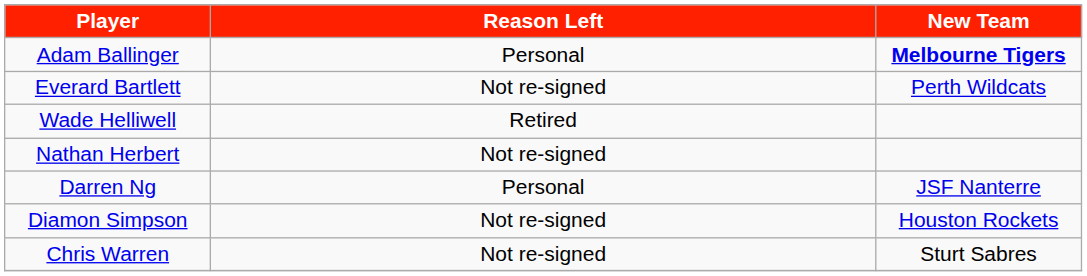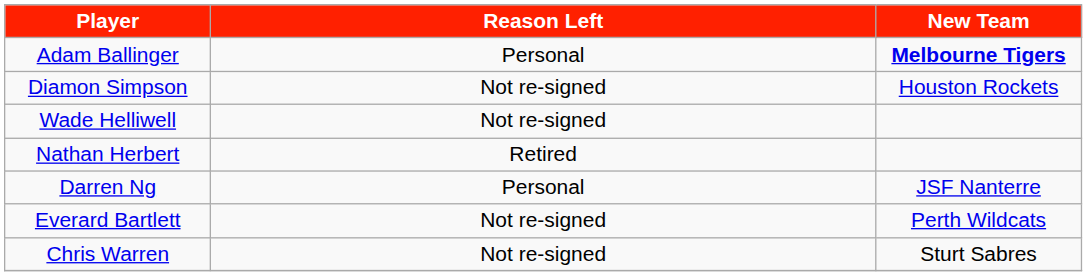rows swapped: (108, 87) <-> (108, 220)
(543, 120) Retired -> (543, 120) Not re-signed
(543, 154) Not re-signed -> (543, 154) Retired
